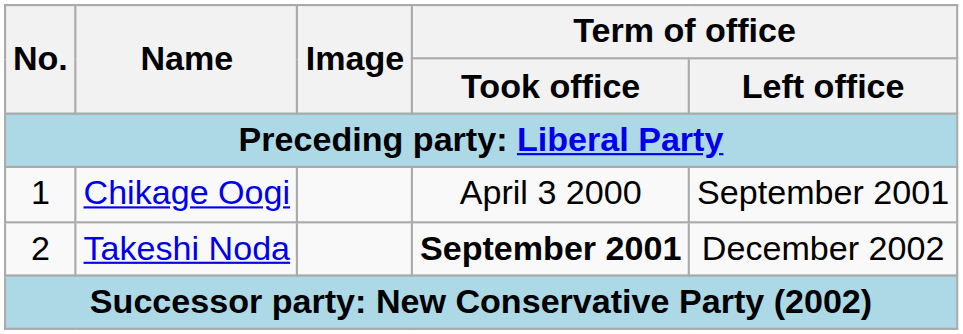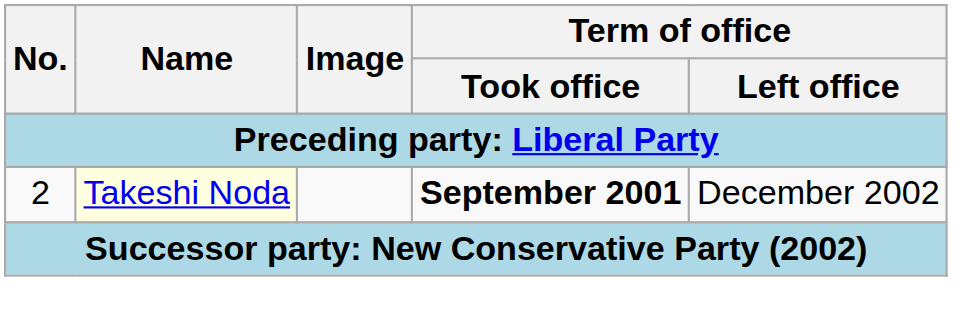- row: (40, 193)
(187, 247) no background -> (187, 193) lightyellow background
